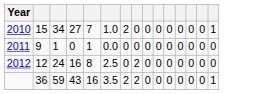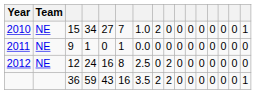+ column: (49, 13)
